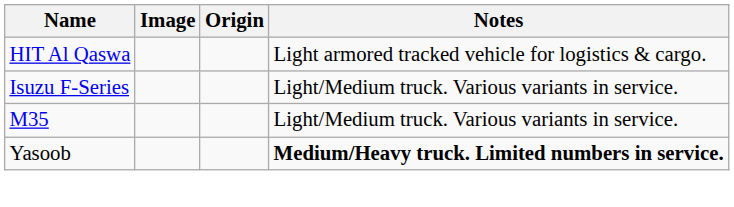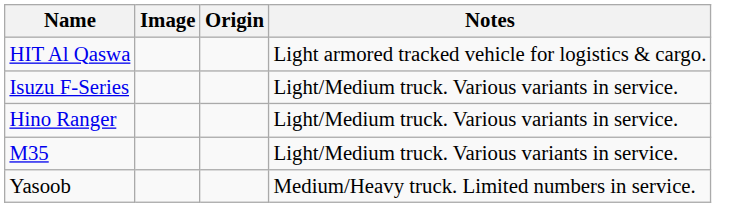+ row: (63, 119)
(499, 152) bold -> (485, 185) normal
